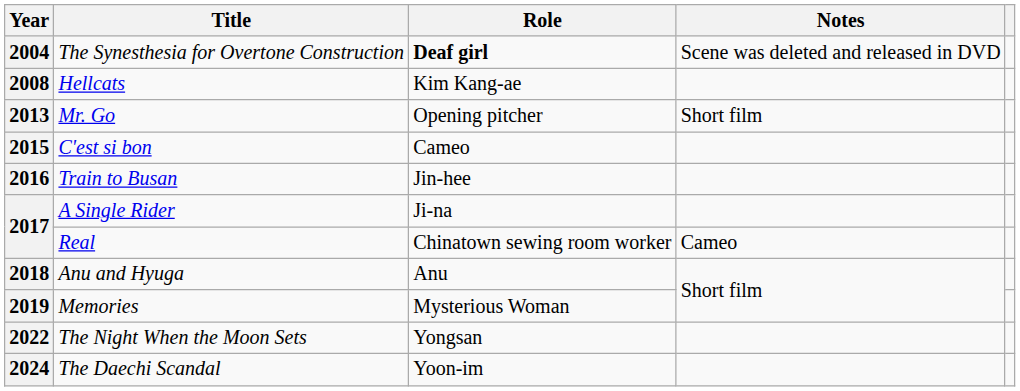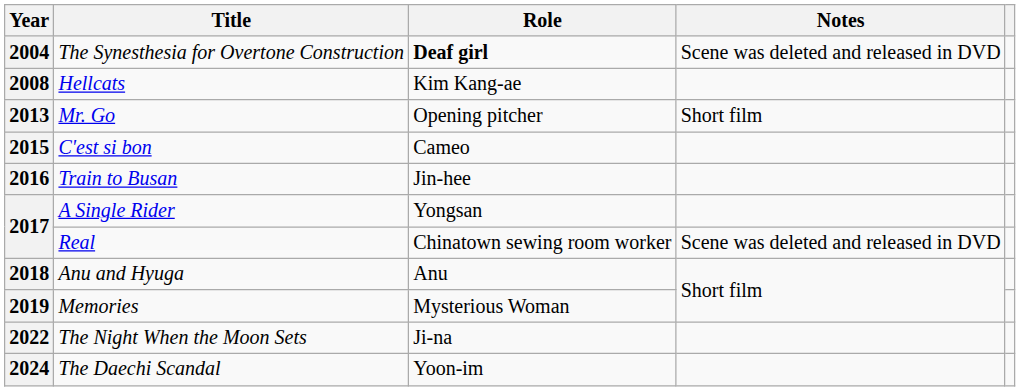(433, 210) Ji-na -> (448, 210) Yongsan
(709, 242) Cameo -> (841, 242) Scene was deleted and released in DVD
(448, 337) Yongsan -> (433, 337) Ji-na
